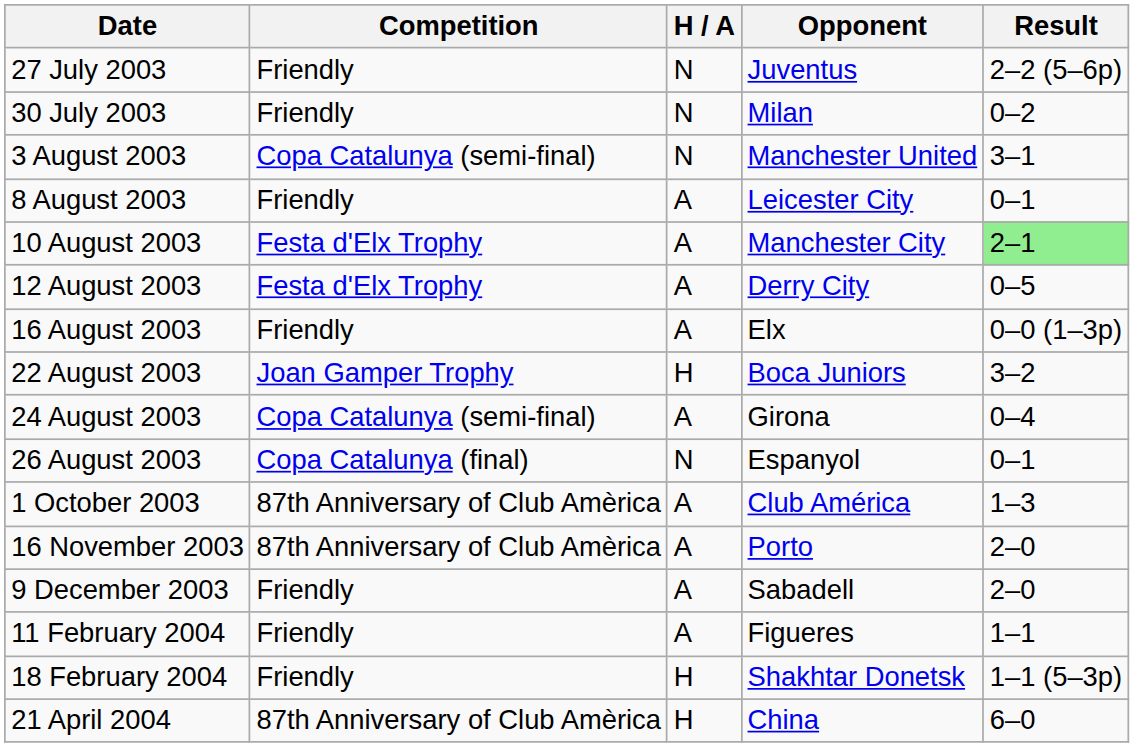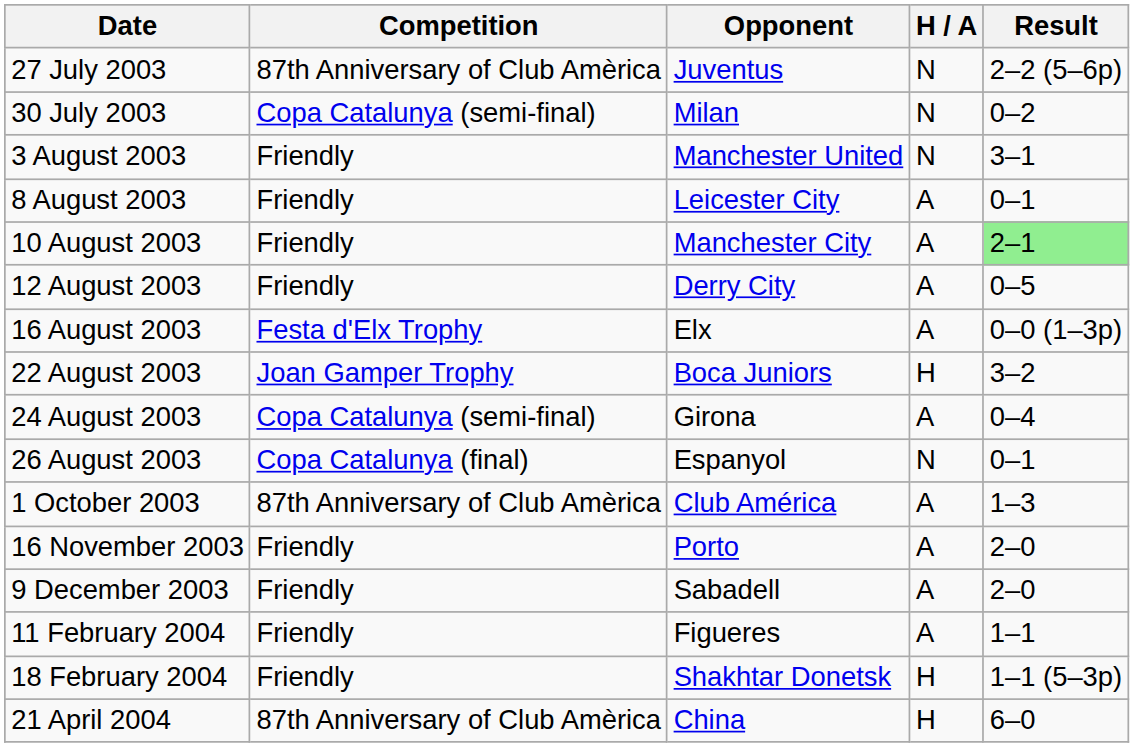columns swapped: (862, 26) <-> (704, 26)
(305, 69) Friendly -> (459, 69) 87th Anniversary of Club Amèrica
(305, 112) Friendly -> (426, 112) Copa Catalunya (semi-final)
(426, 156) Copa Catalunya (semi-final) -> (305, 156) Friendly
(369, 243) Festa d'Elx Trophy -> (305, 243) Friendly
(369, 286) Festa d'Elx Trophy -> (305, 286) Friendly
(305, 329) Friendly -> (369, 329) Festa d'Elx Trophy
(459, 546) 87th Anniversary of Club Amèrica -> (305, 546) Friendly
